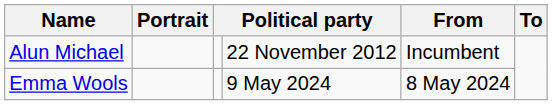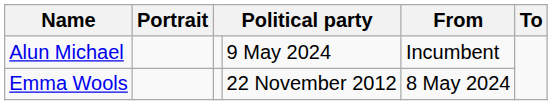(312, 52) 22 November 2012 -> (279, 52) 9 May 2024
(279, 83) 9 May 2024 -> (312, 83) 22 November 2012
